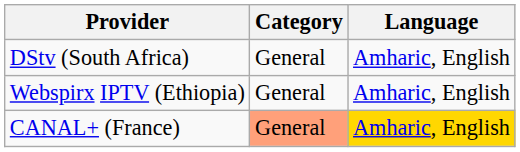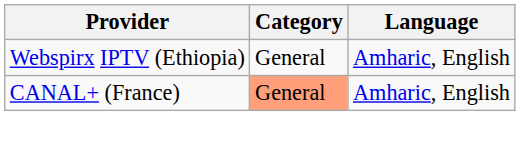- row: (99, 57)
(431, 127) gold background -> (431, 92) no background
